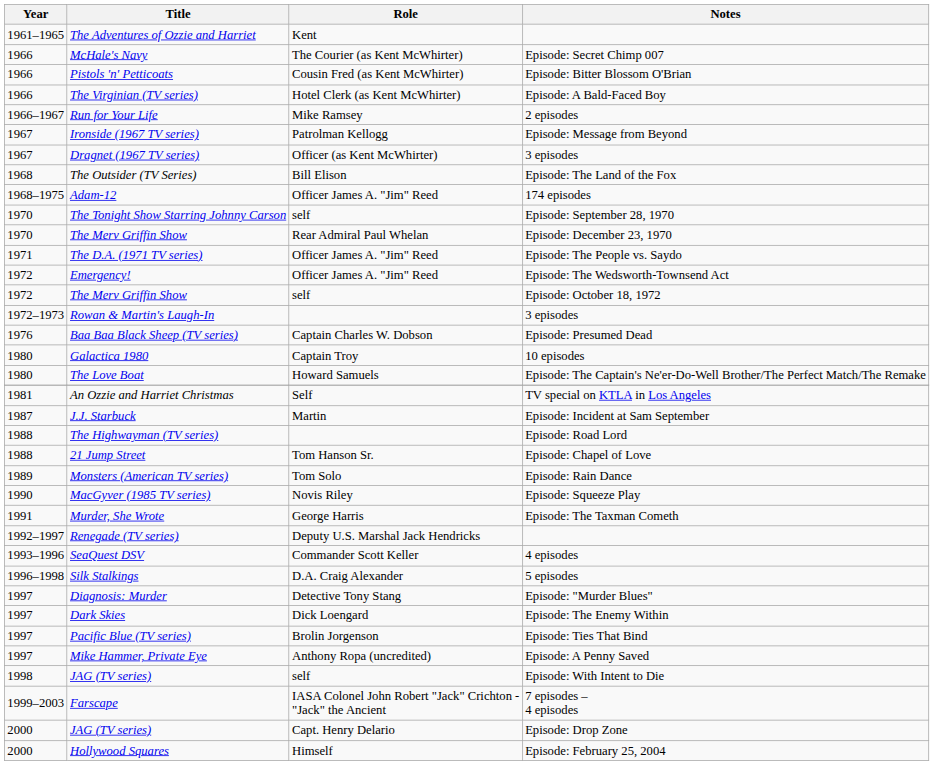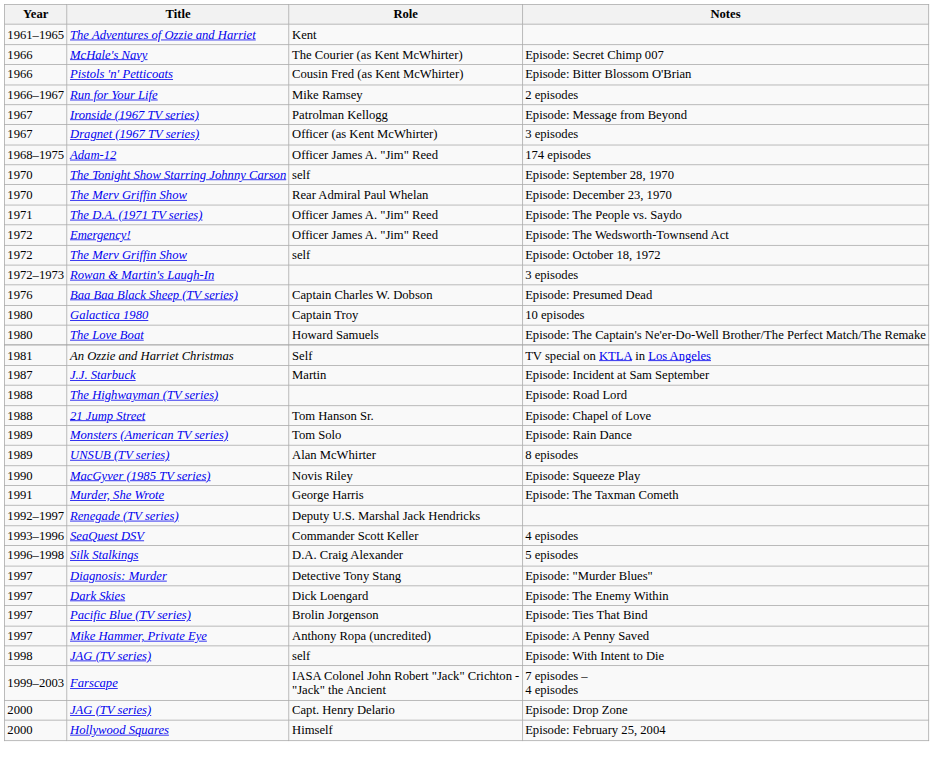- row: (134, 94)
- row: (133, 174)
+ row: (120, 455)
